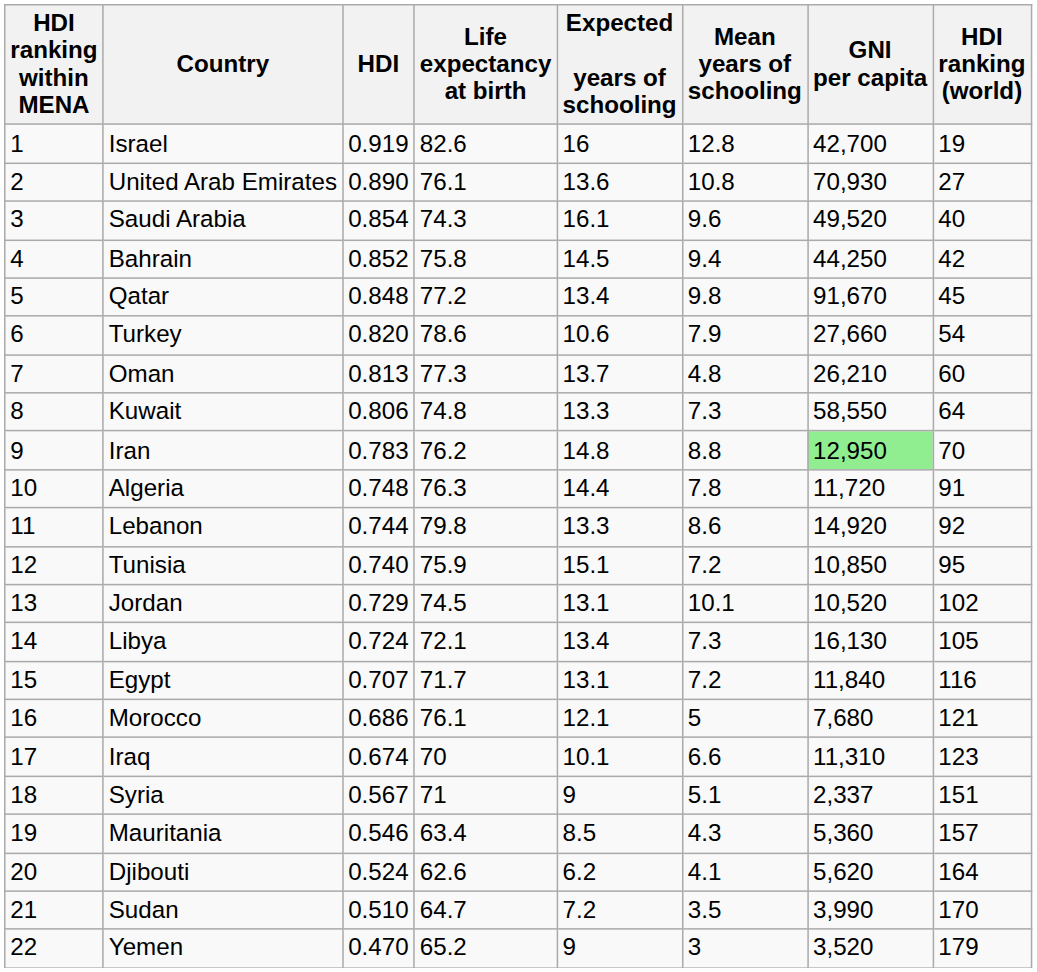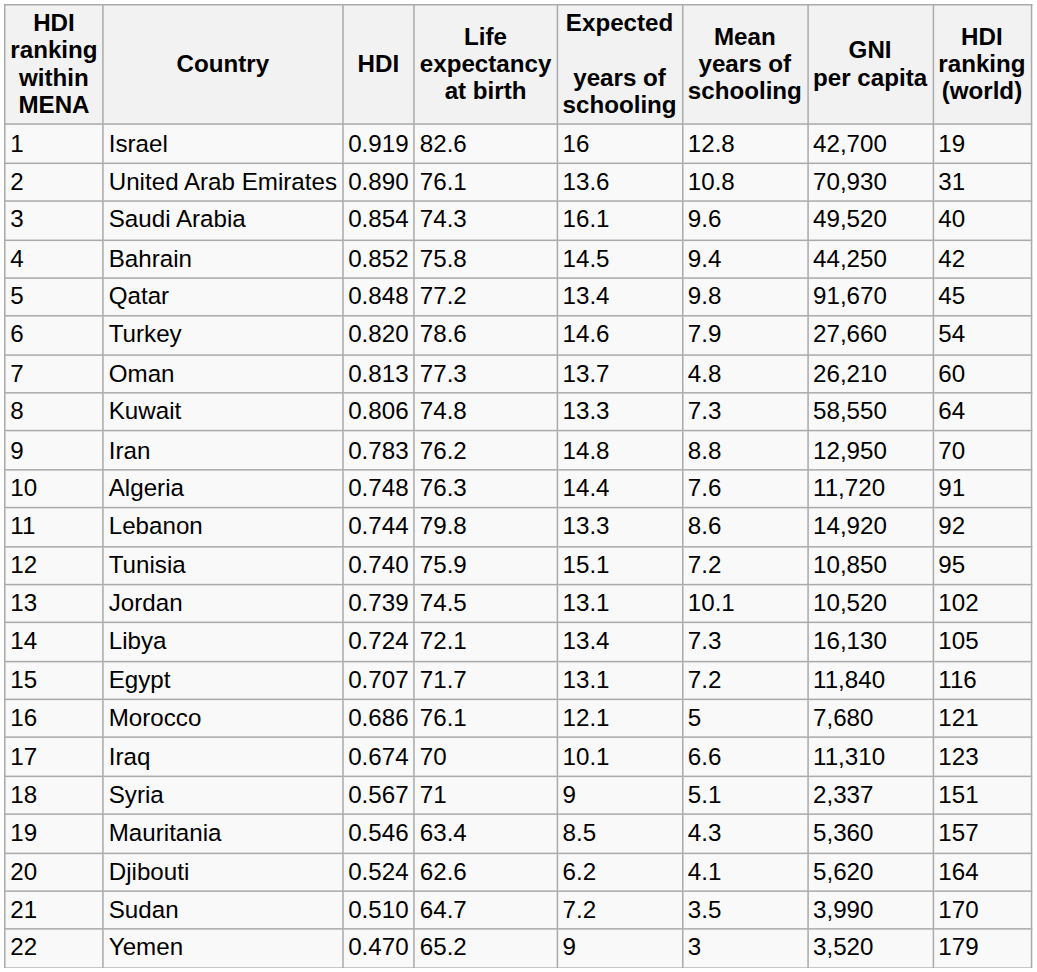(952, 181) 27 -> (952, 181) 31
(586, 335) 10.6 -> (586, 335) 14.6
(850, 450) lightgreen background -> (850, 450) no background
(705, 488) 7.8 -> (705, 488) 7.6
(378, 603) 0.729 -> (378, 603) 0.739
